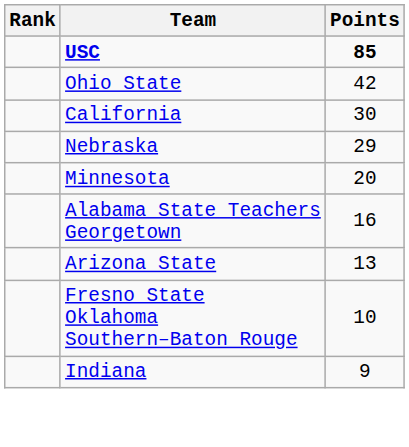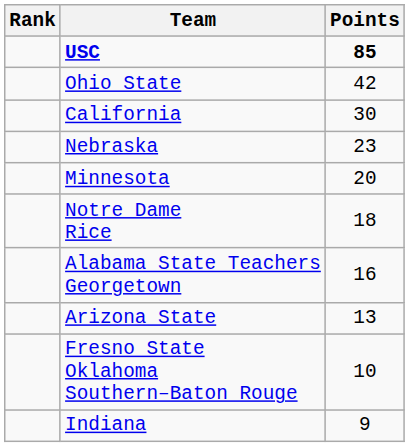(365, 147) 29 -> (365, 147) 23
+ row: (123, 221)
